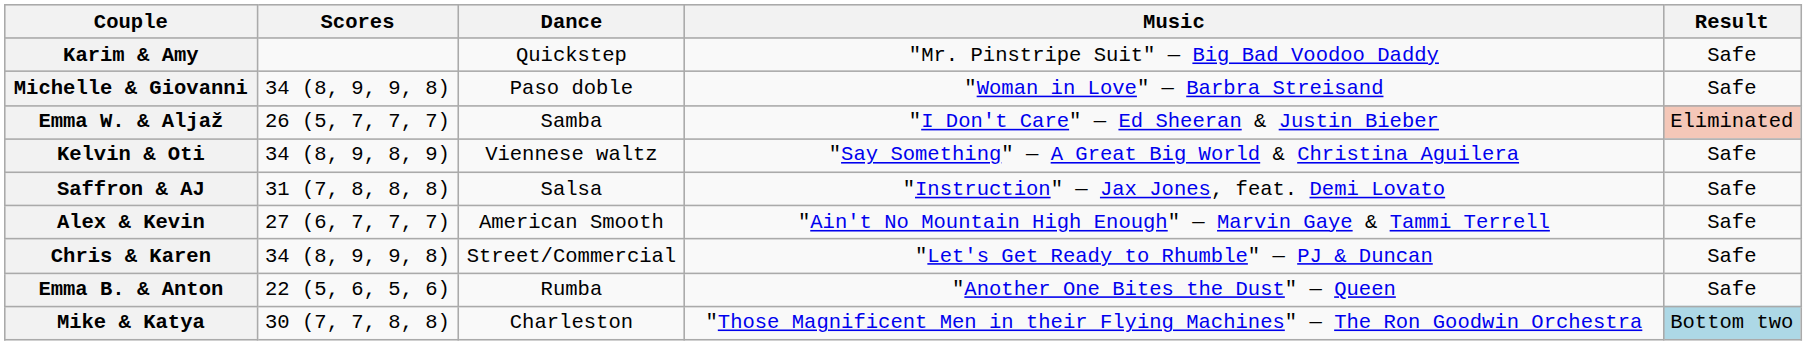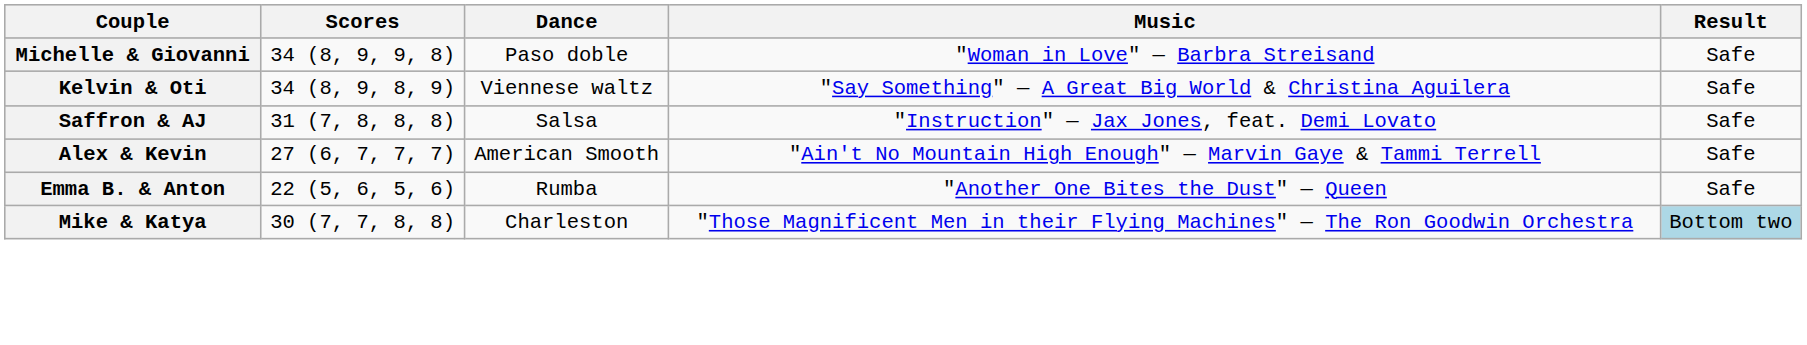- row: (131, 55)
- row: (131, 122)
- row: (131, 256)
